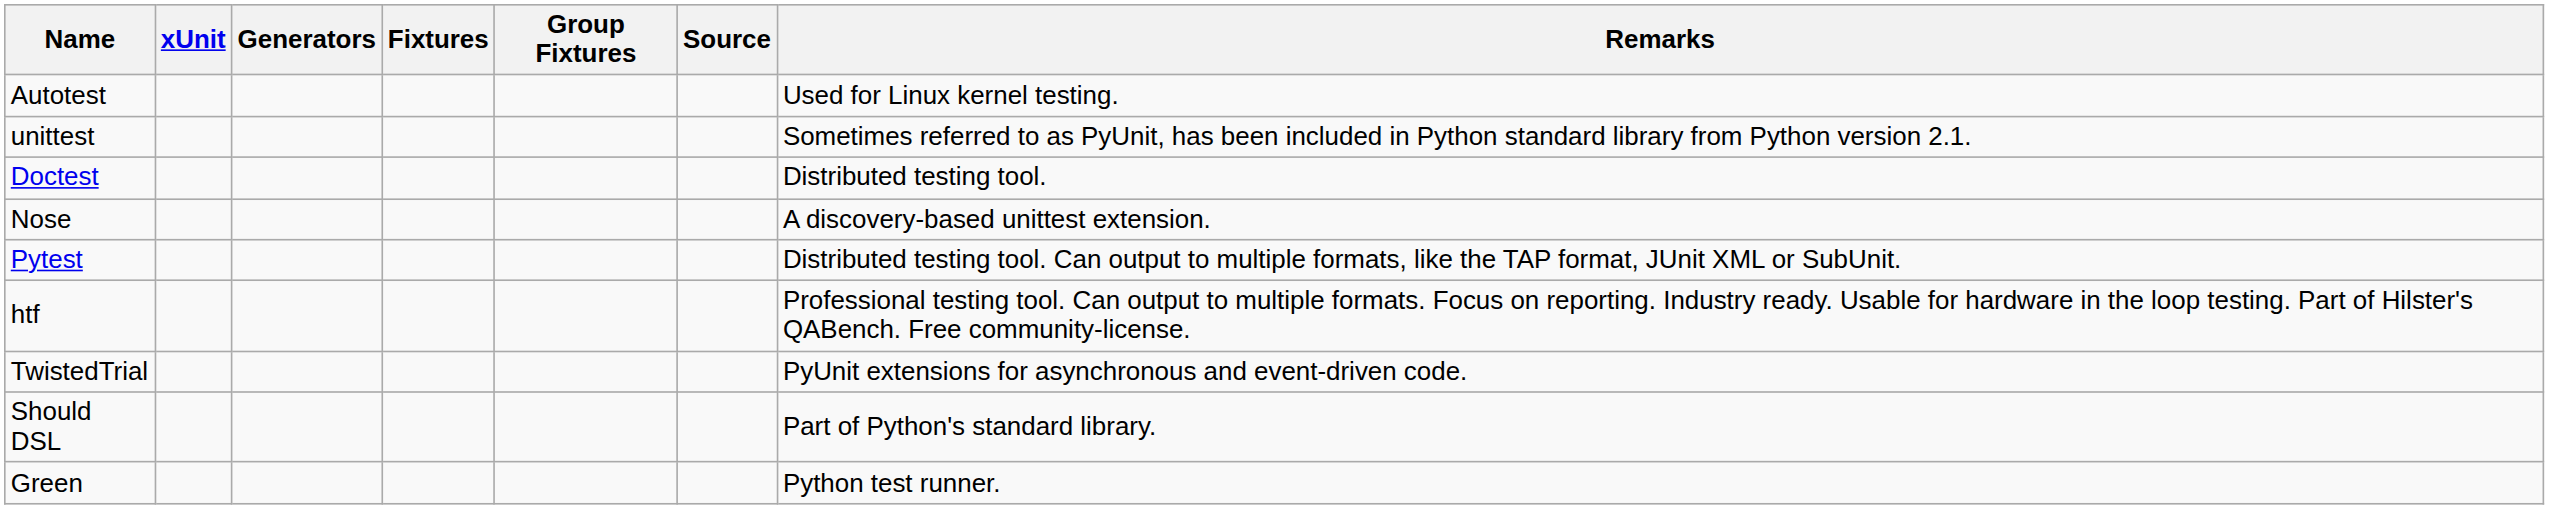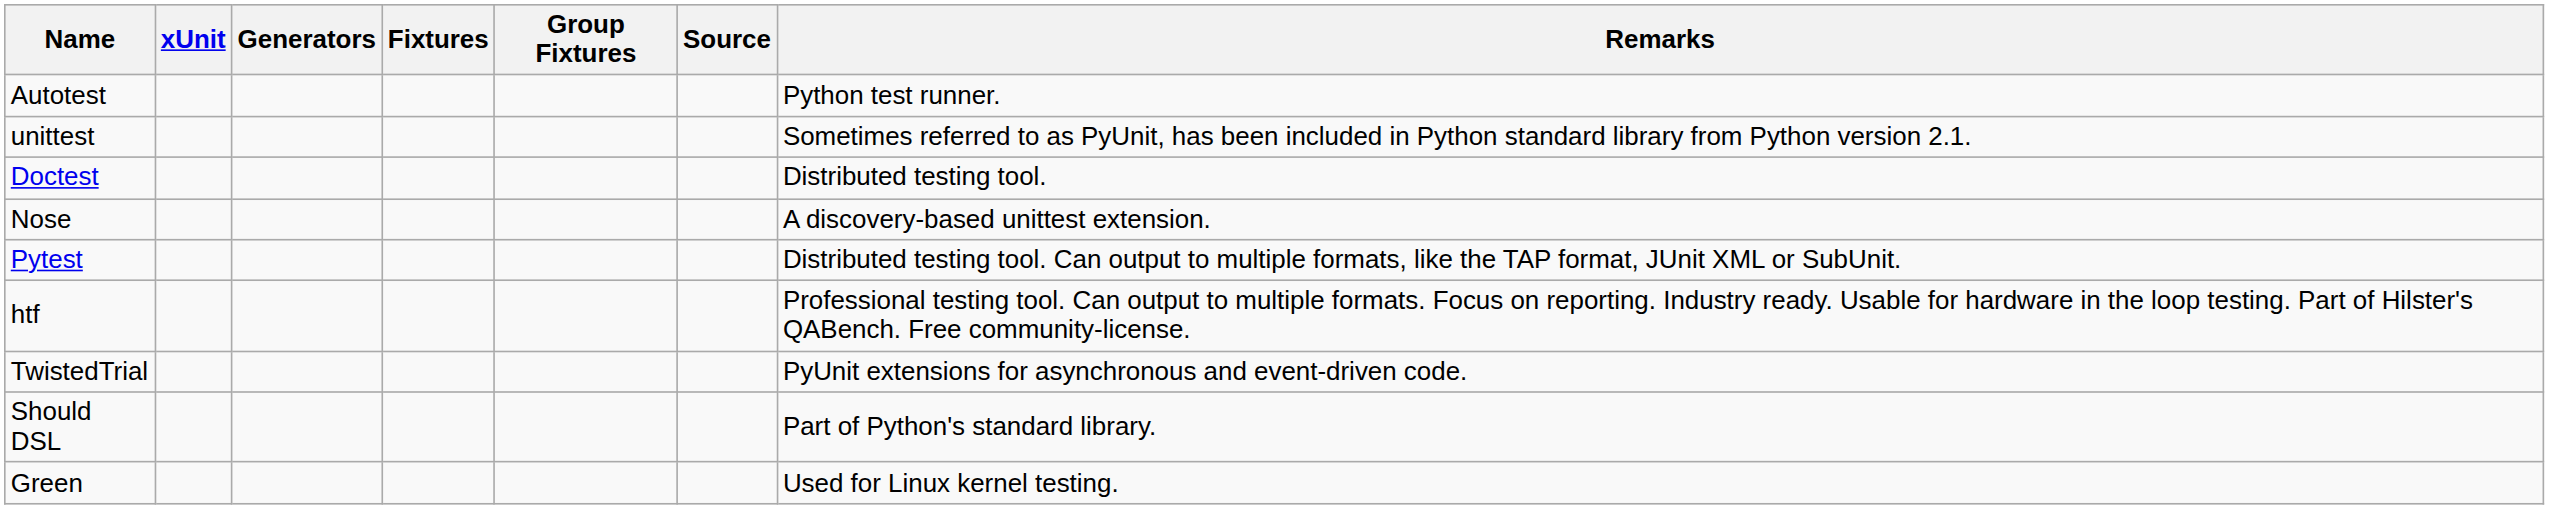(951, 95) Used for Linux kernel testing. -> (892, 95) Python test runner.
(892, 482) Python test runner. -> (951, 482) Used for Linux kernel testing.
